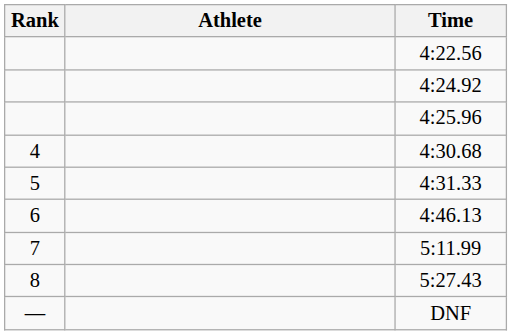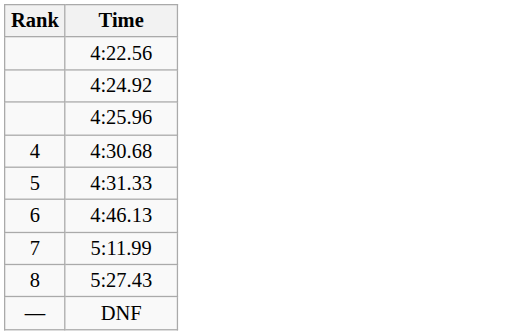- column: (230, 20)
